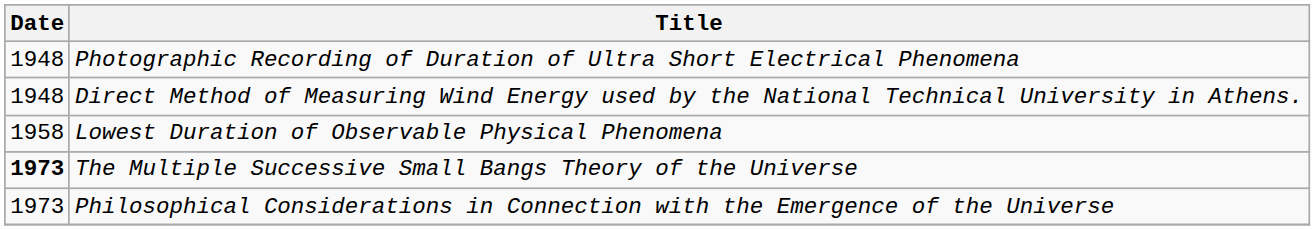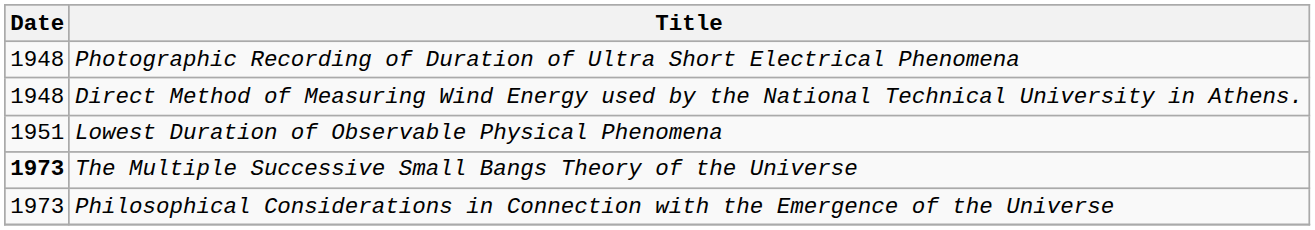(37, 133) 1958 -> (37, 133) 1951
